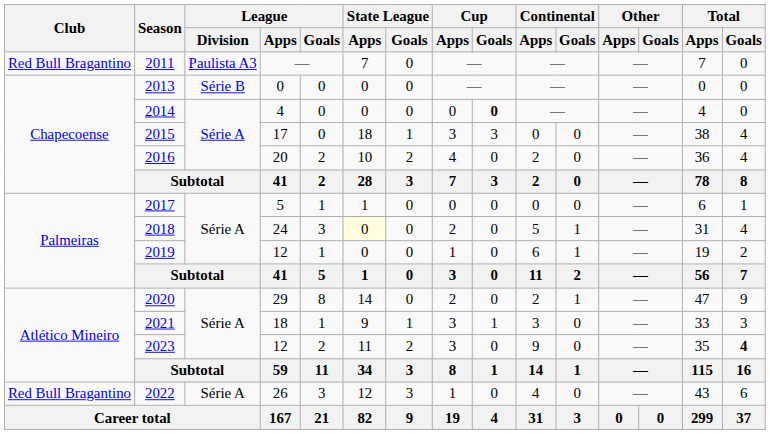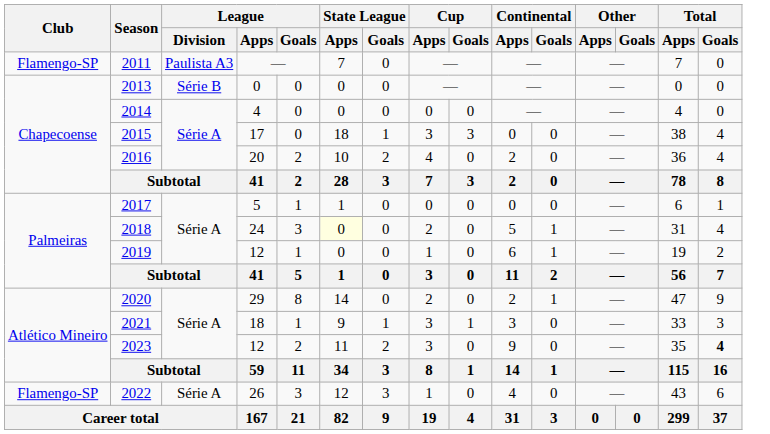(69, 63) Red Bull Bragantino -> (58, 63) Flamengo-SP
(494, 110) bold -> (471, 110) normal
(69, 393) Red Bull Bragantino -> (58, 393) Flamengo-SP
